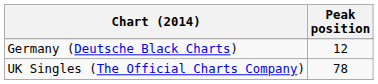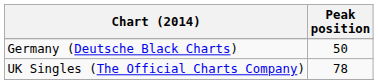(340, 49) 12 -> (340, 49) 50
